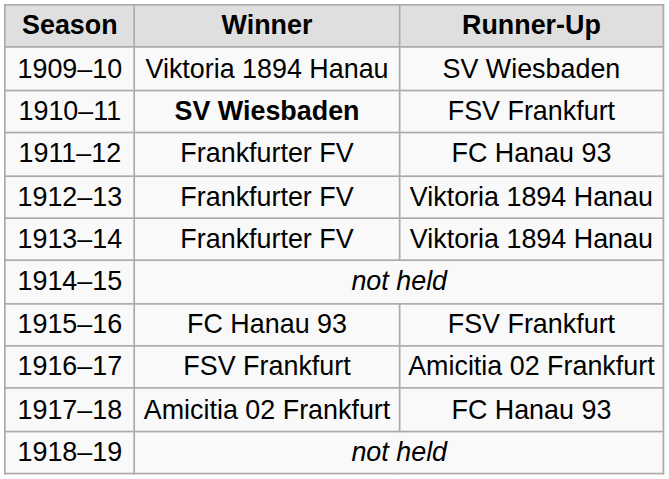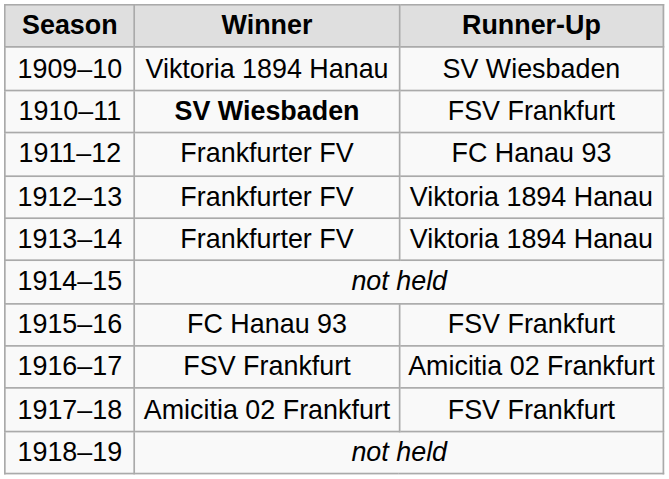(531, 409) FC Hanau 93 -> (531, 409) FSV Frankfurt
